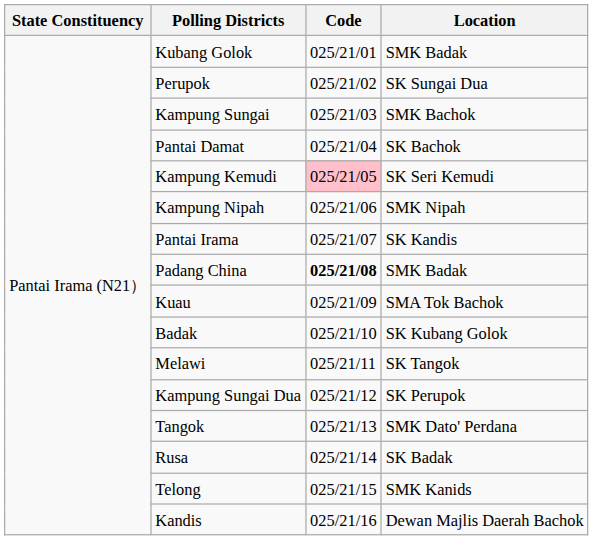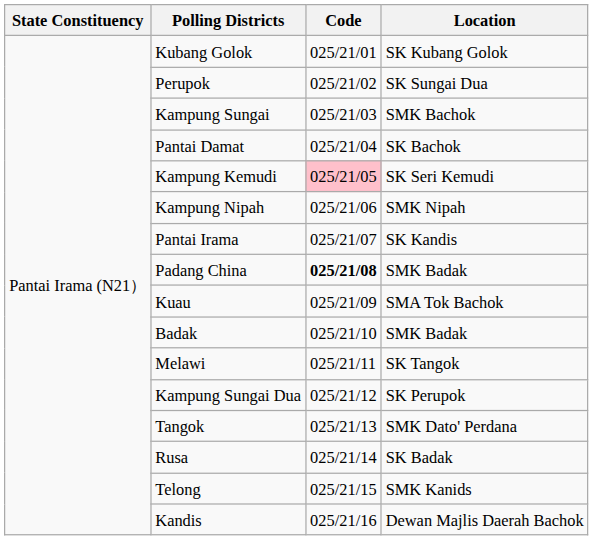(426, 52) SMK Badak -> (447, 52) SK Kubang Golok
(447, 333) SK Kubang Golok -> (426, 333) SMK Badak
